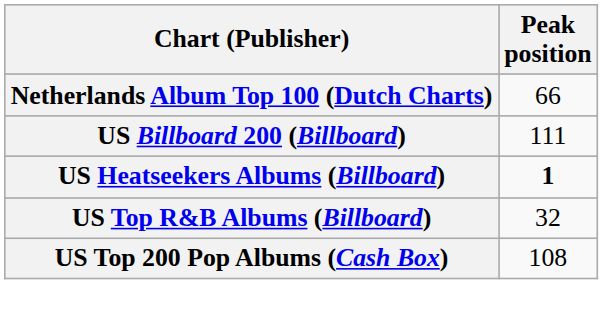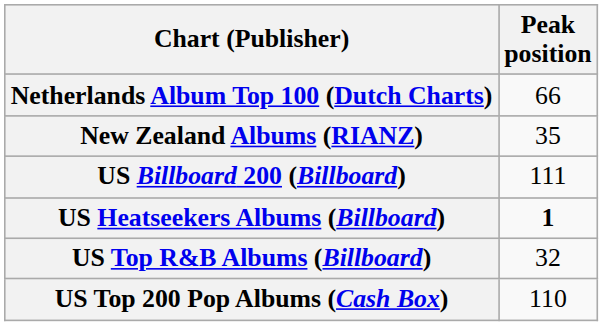+ row: (252, 135)
(548, 258) 108 -> (548, 299) 110
